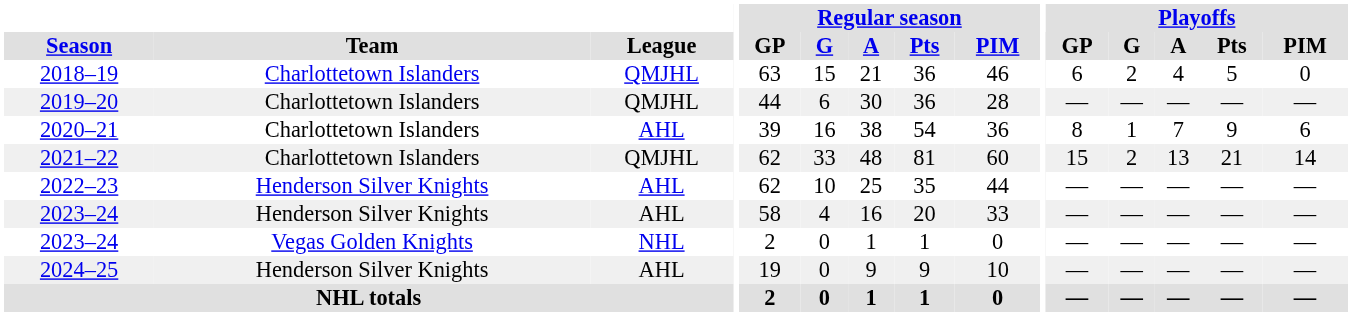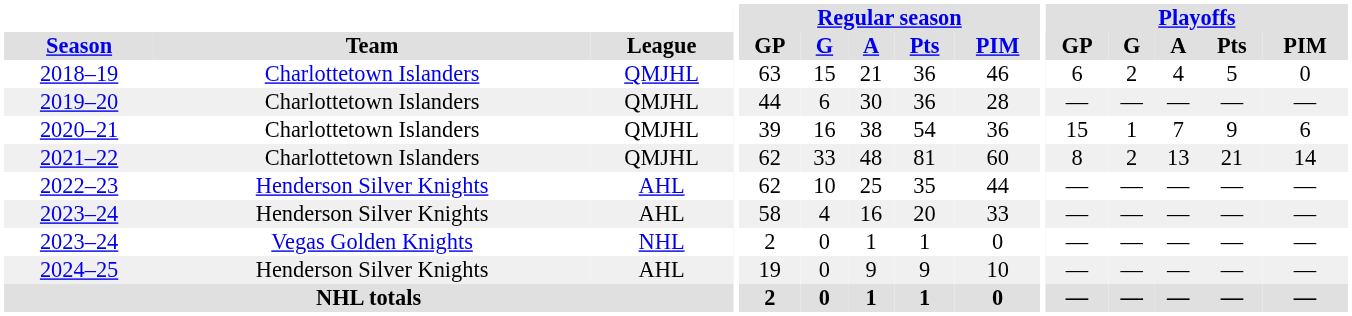(662, 129) AHL -> (662, 129) QMJHL
(1077, 129) 8 -> (1077, 129) 15
(1077, 157) 15 -> (1077, 157) 8
